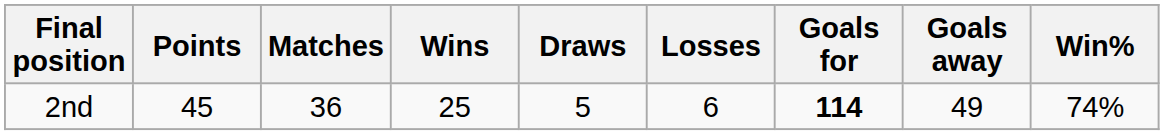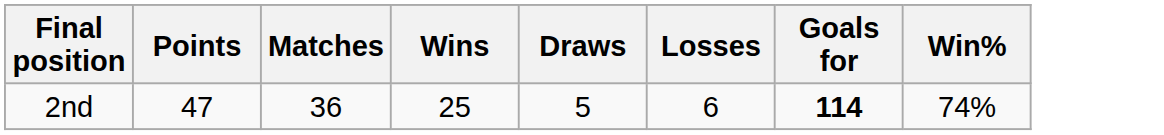- column: (967, 44)
(197, 107) 45 -> (197, 107) 47
